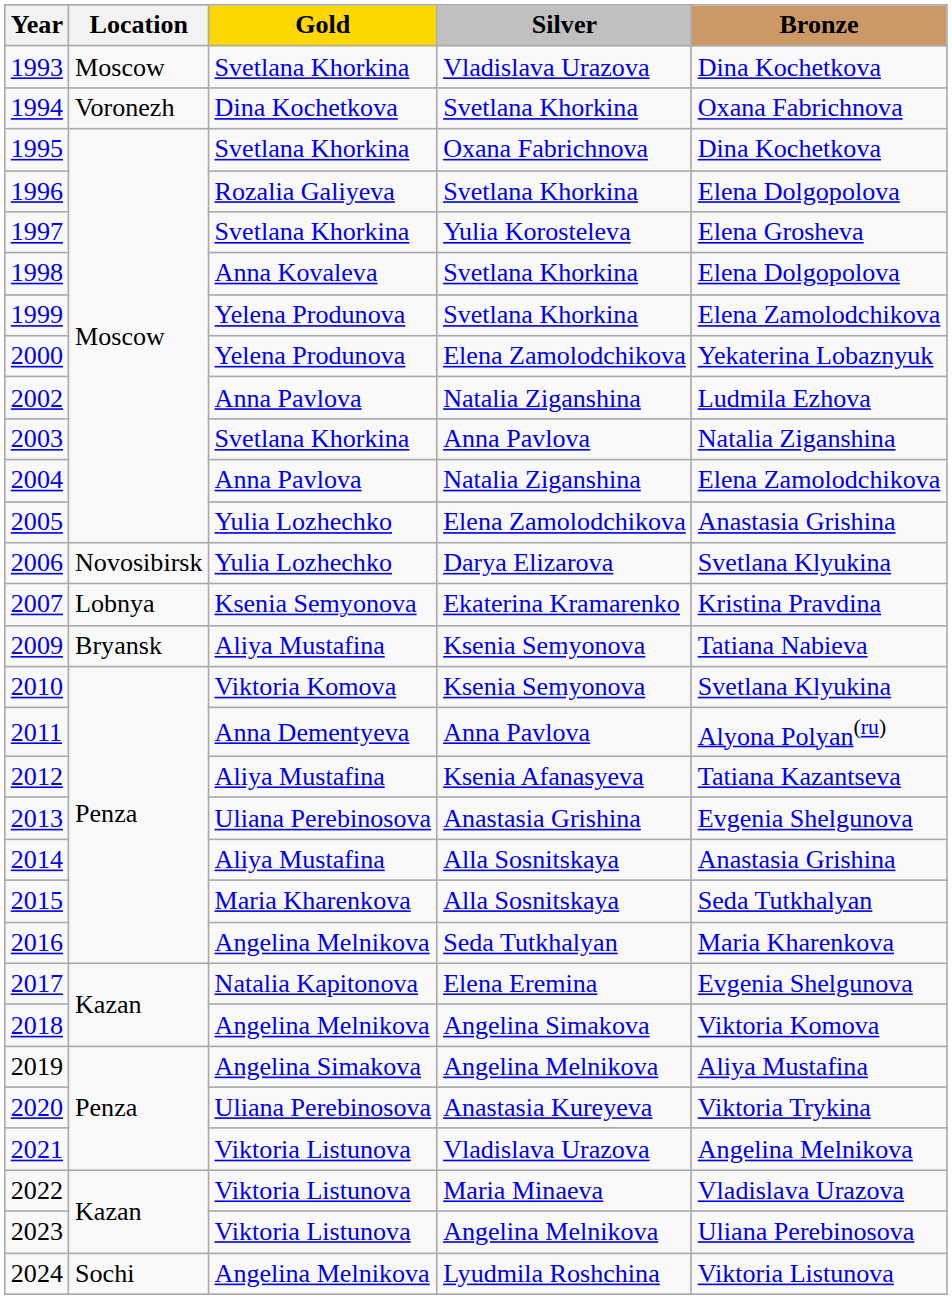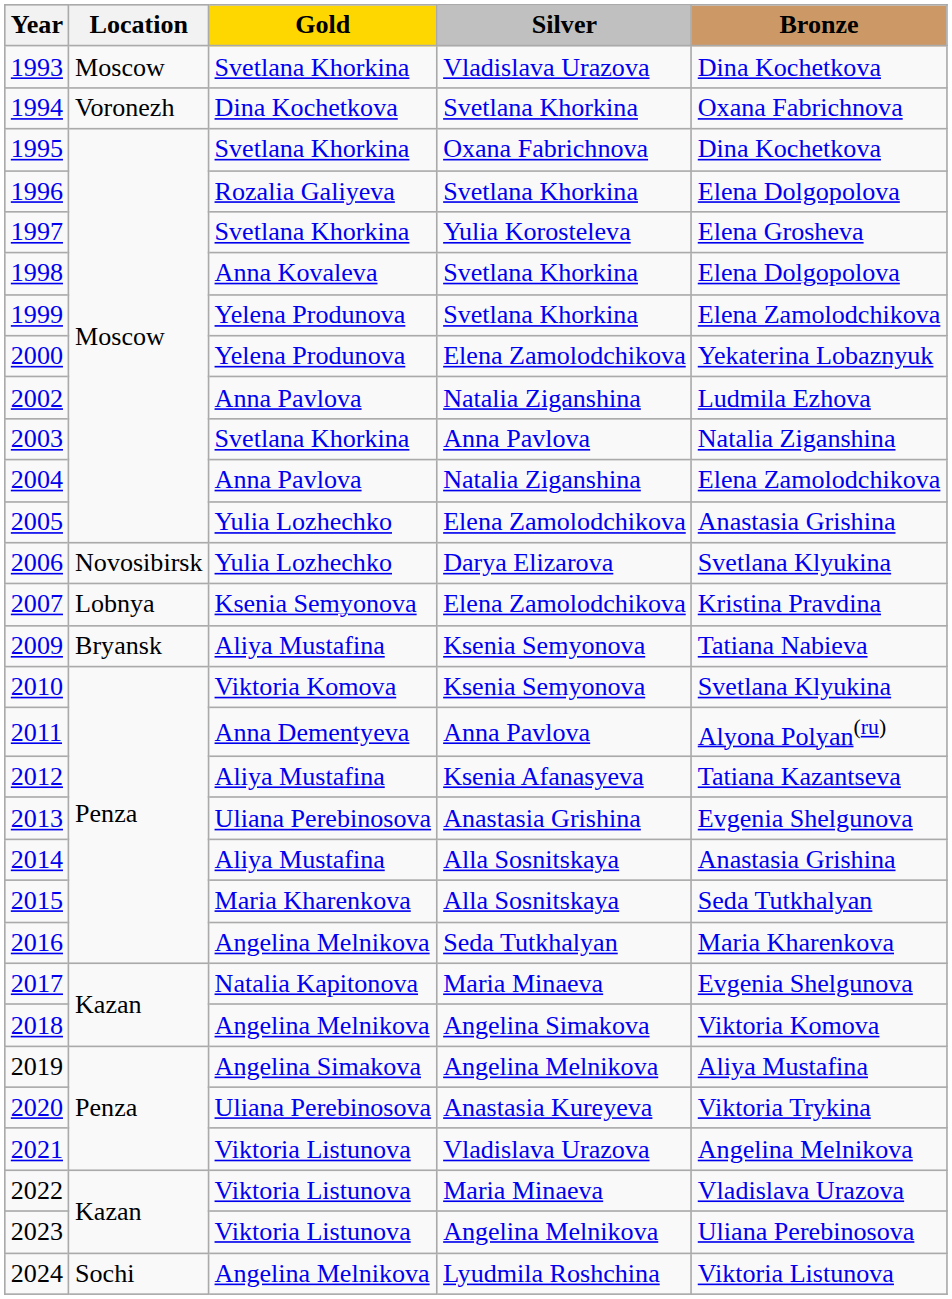(562, 604) Ekaterina Kramarenko -> (564, 604) Elena Zamolodchikova
(520, 983) Elena Eremina -> (523, 983) Maria Minaeva
